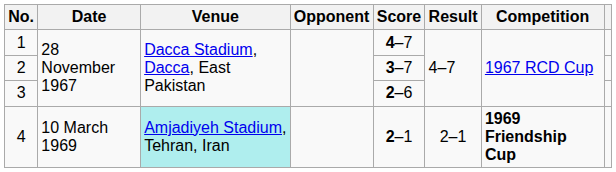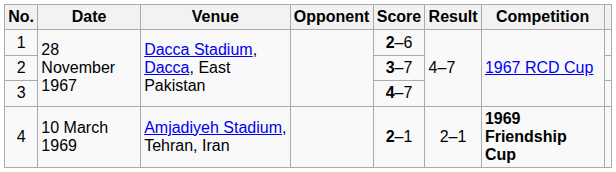(399, 42) 4–7 -> (399, 42) 2–6
(399, 93) 2–6 -> (399, 93) 4–7
(215, 136) paleturquoise background -> (215, 136) no background
